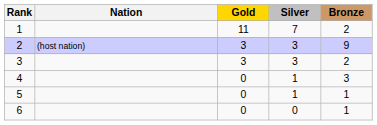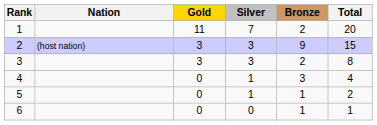+ column: (350, 12)
